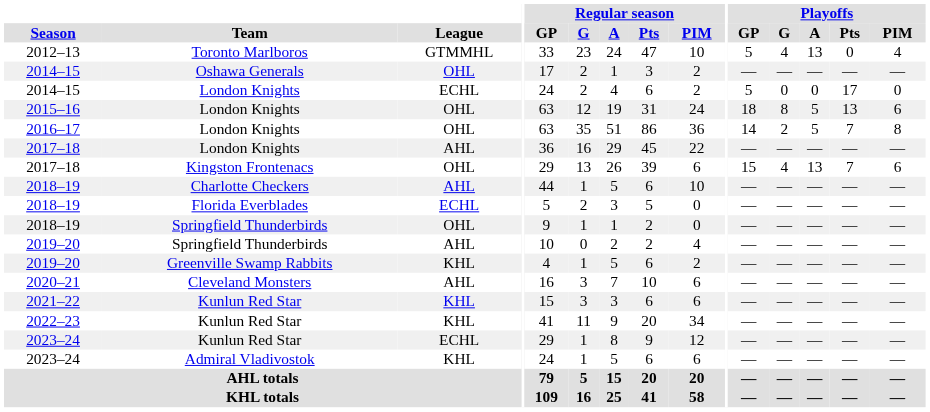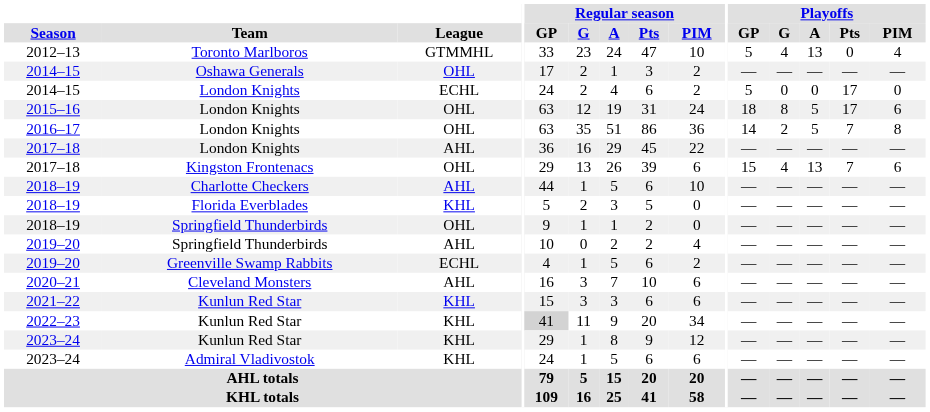(850, 109) 13 -> (850, 109) 17
(459, 205) ECHL -> (459, 205) KHL
(459, 263) KHL -> (459, 263) ECHL
(546, 320) no background -> (546, 320) lightgrey background
(459, 340) ECHL -> (459, 340) KHL
